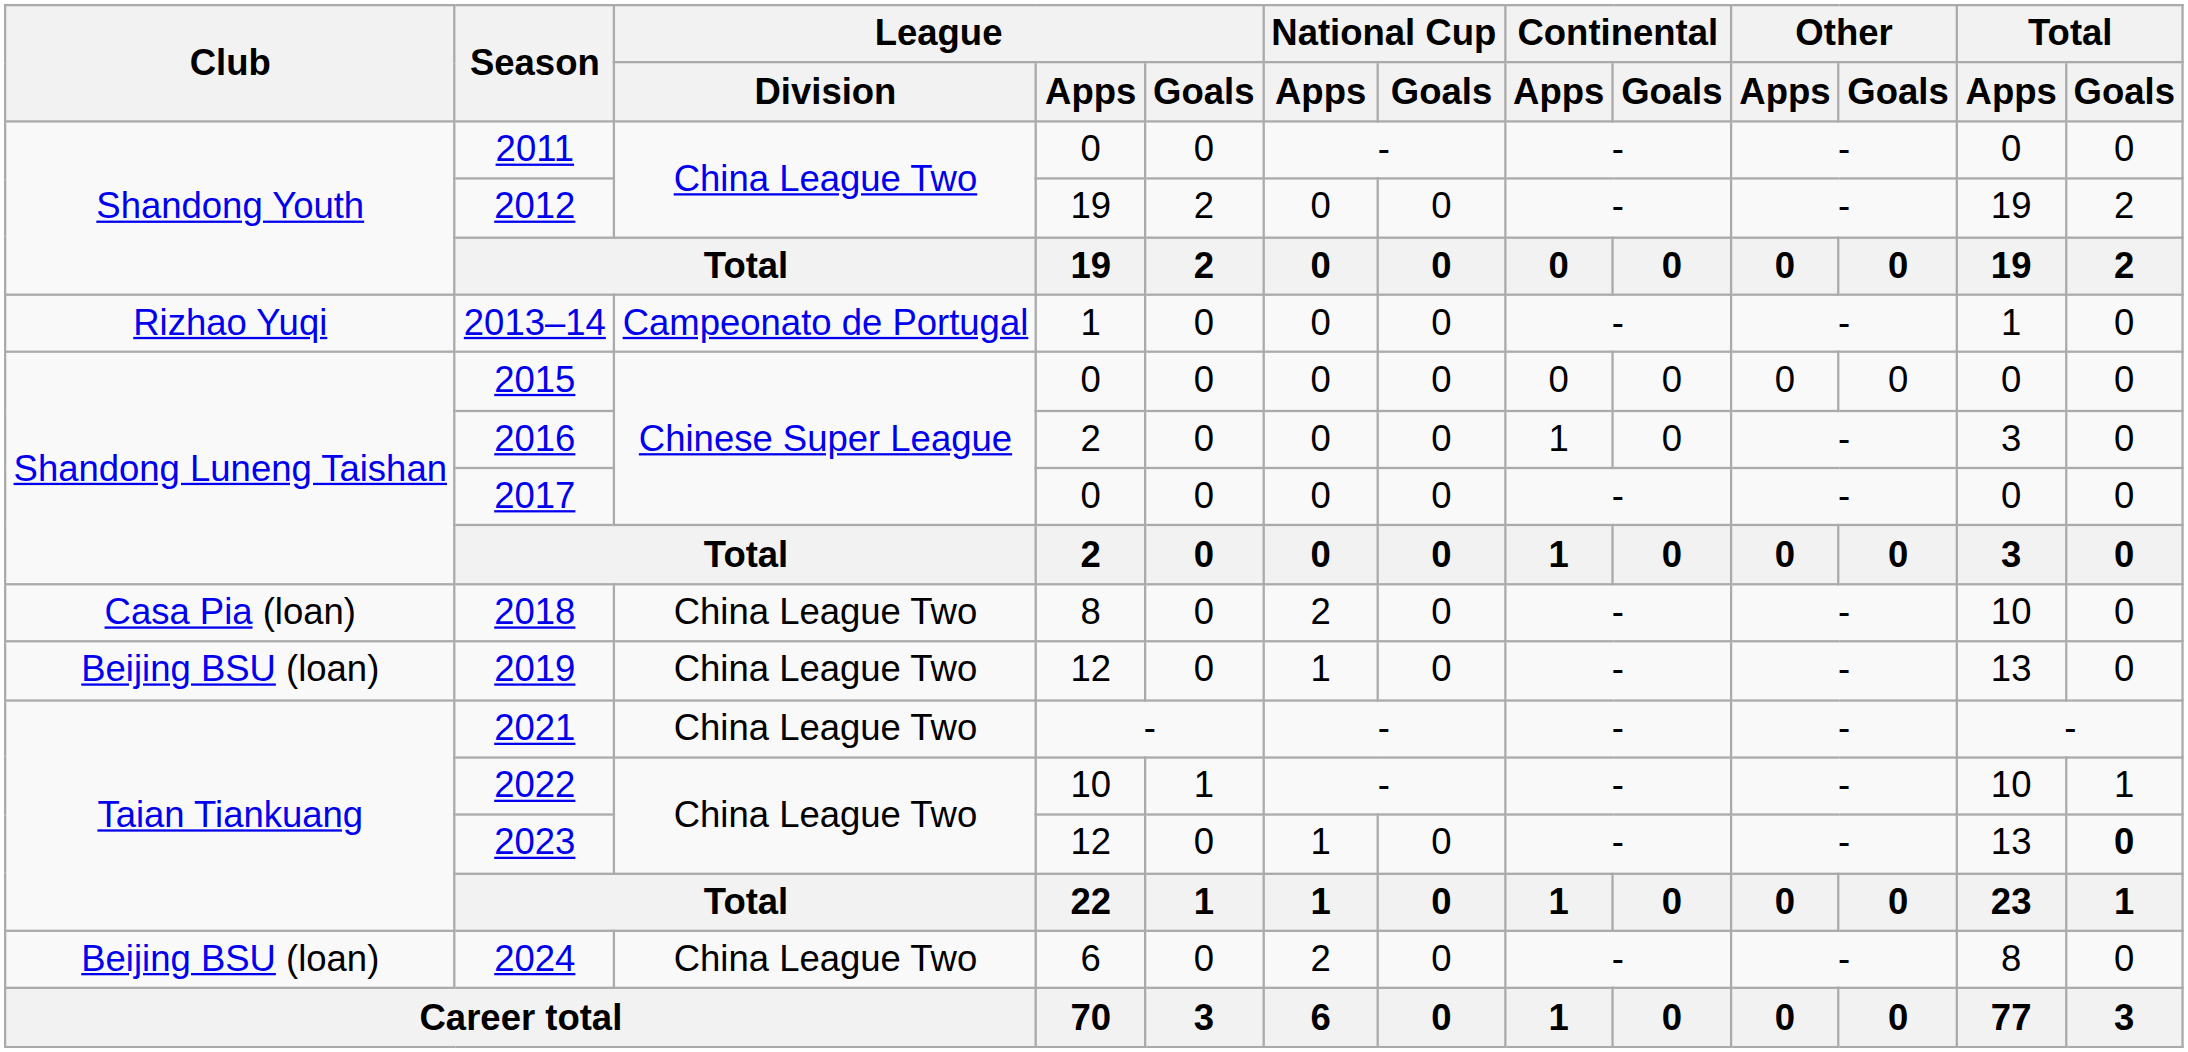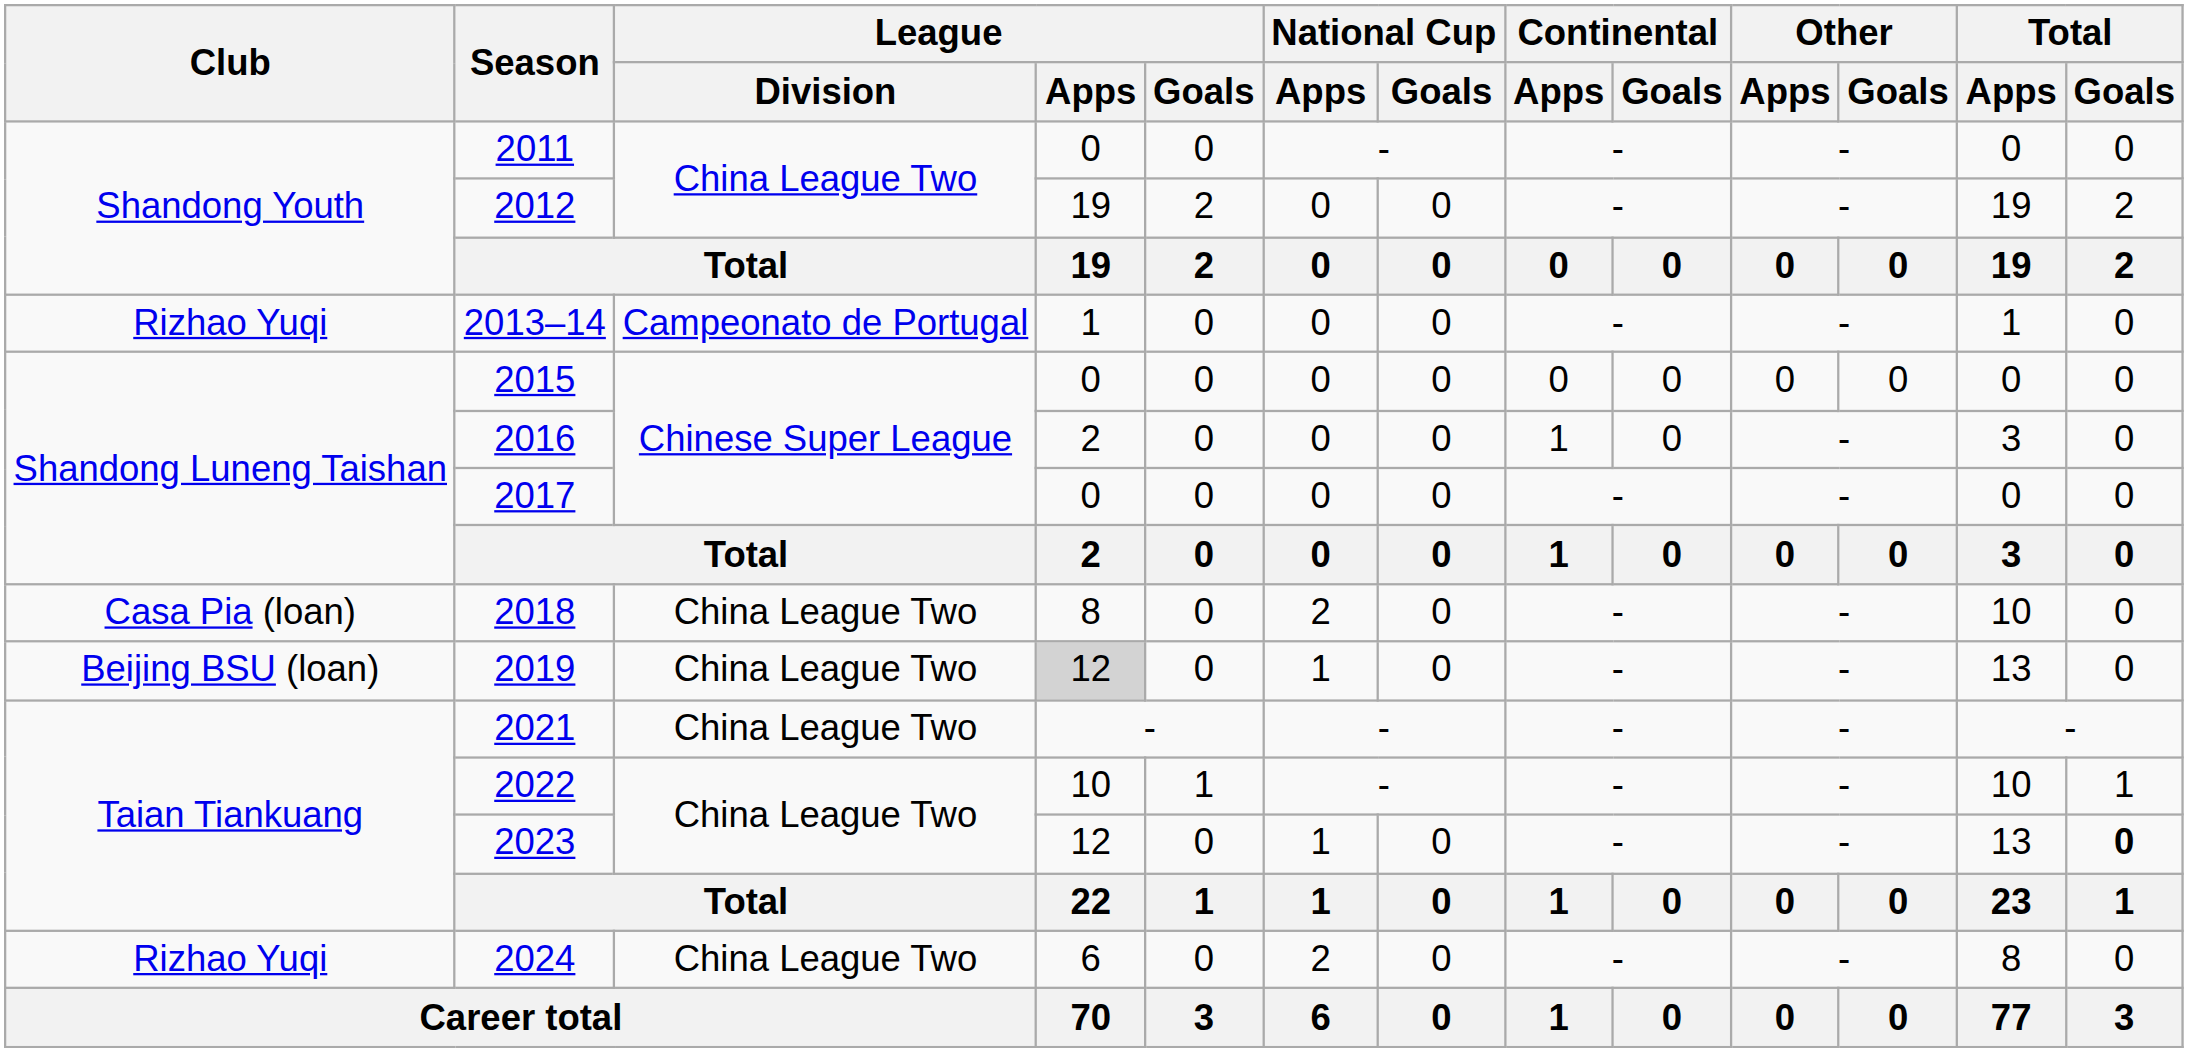(1091, 669) no background -> (1091, 669) lightgrey background
(230, 959) Beijing BSU (loan) -> (230, 959) Rizhao Yuqi
